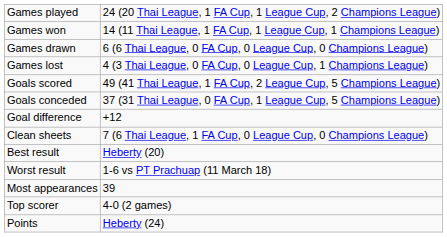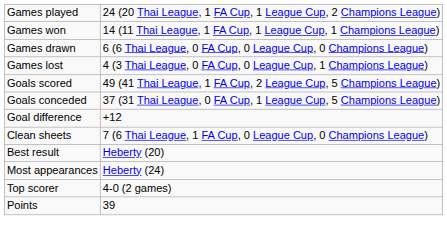- row: (36, 170)
(109, 188) 39 -> (133, 170) Heberty (24)
(133, 223) Heberty (24) -> (109, 205) 39
